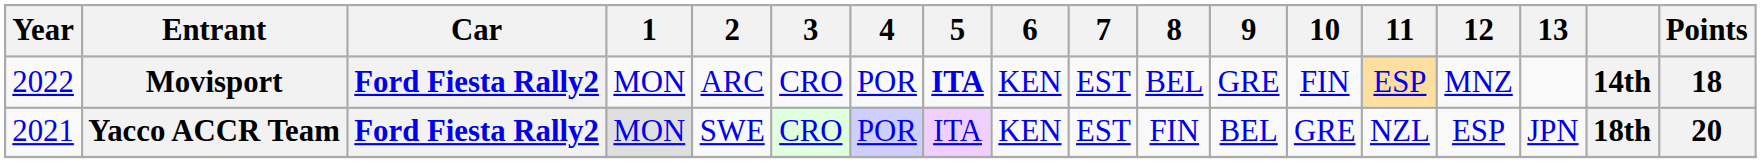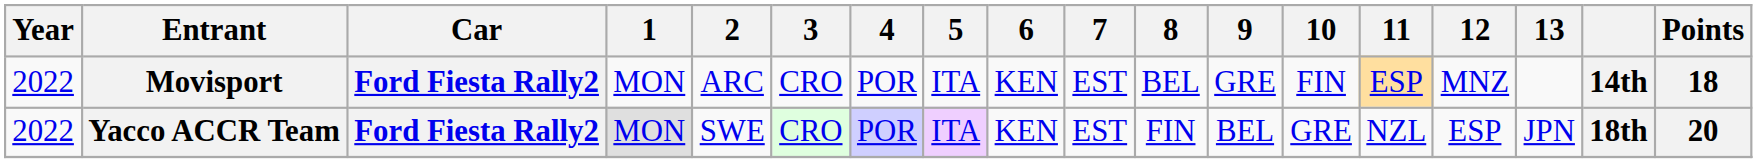(958, 81) bold -> (956, 81) normal
(43, 131) 2021 -> (43, 131) 2022
